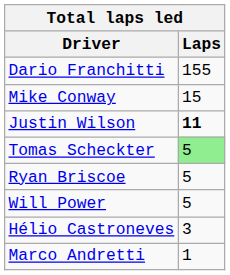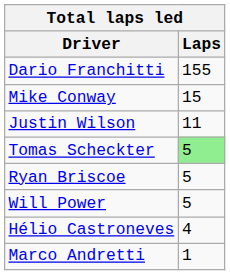(192, 124) bold -> (192, 124) normal
(187, 230) 3 -> (187, 230) 4
